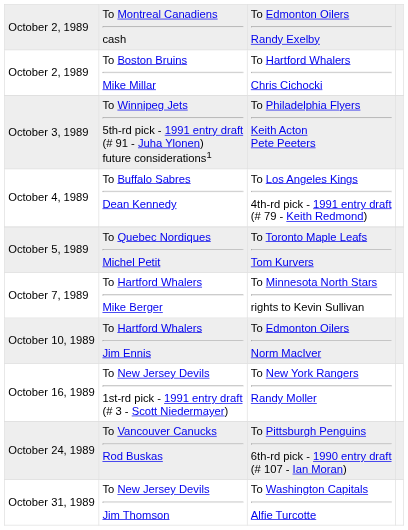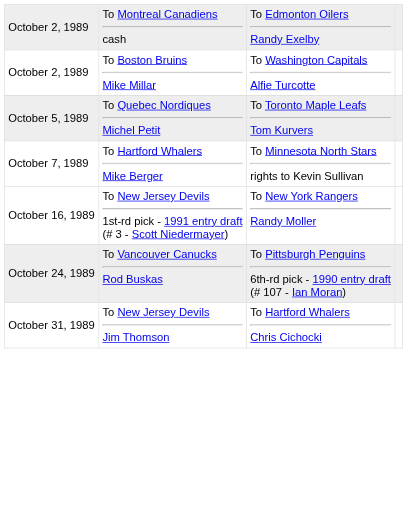(321, 72) To Hartford Whalers Chris Cichocki -> (321, 72) To Washington Capitals Alfie Turcotte
- row: (48, 132)
- row: (48, 198)
- row: (51, 341)
(321, 502) To Washington Capitals Alfie Turcotte -> (321, 325) To Hartford Whalers Chris Cichocki
